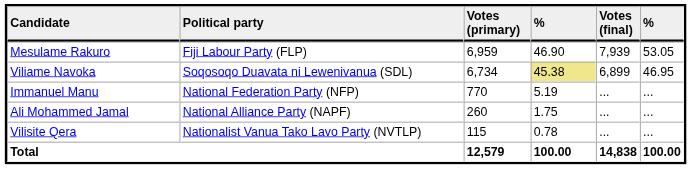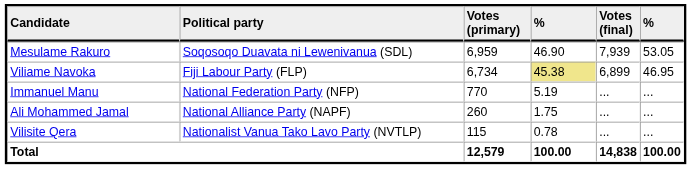(245, 51) Fiji Labour Party (FLP) -> (298, 51) Soqosoqo Duavata ni Lewenivanua (SDL)
(298, 71) Soqosoqo Duavata ni Lewenivanua (SDL) -> (245, 71) Fiji Labour Party (FLP)
